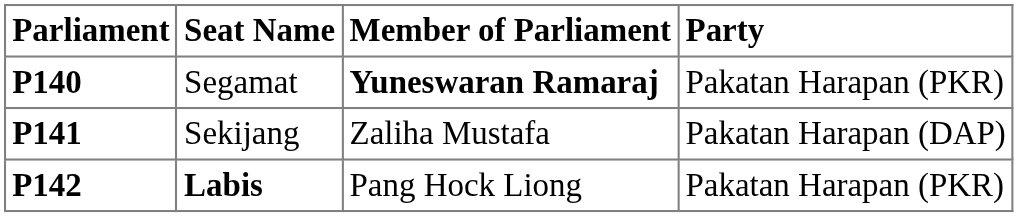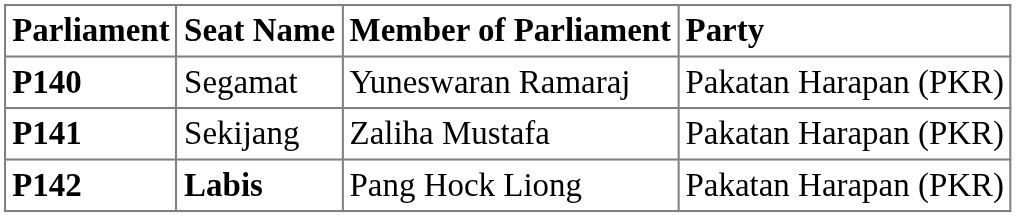(504, 81) bold -> (490, 81) normal
(846, 133) Pakatan Harapan (DAP) -> (845, 133) Pakatan Harapan (PKR)
